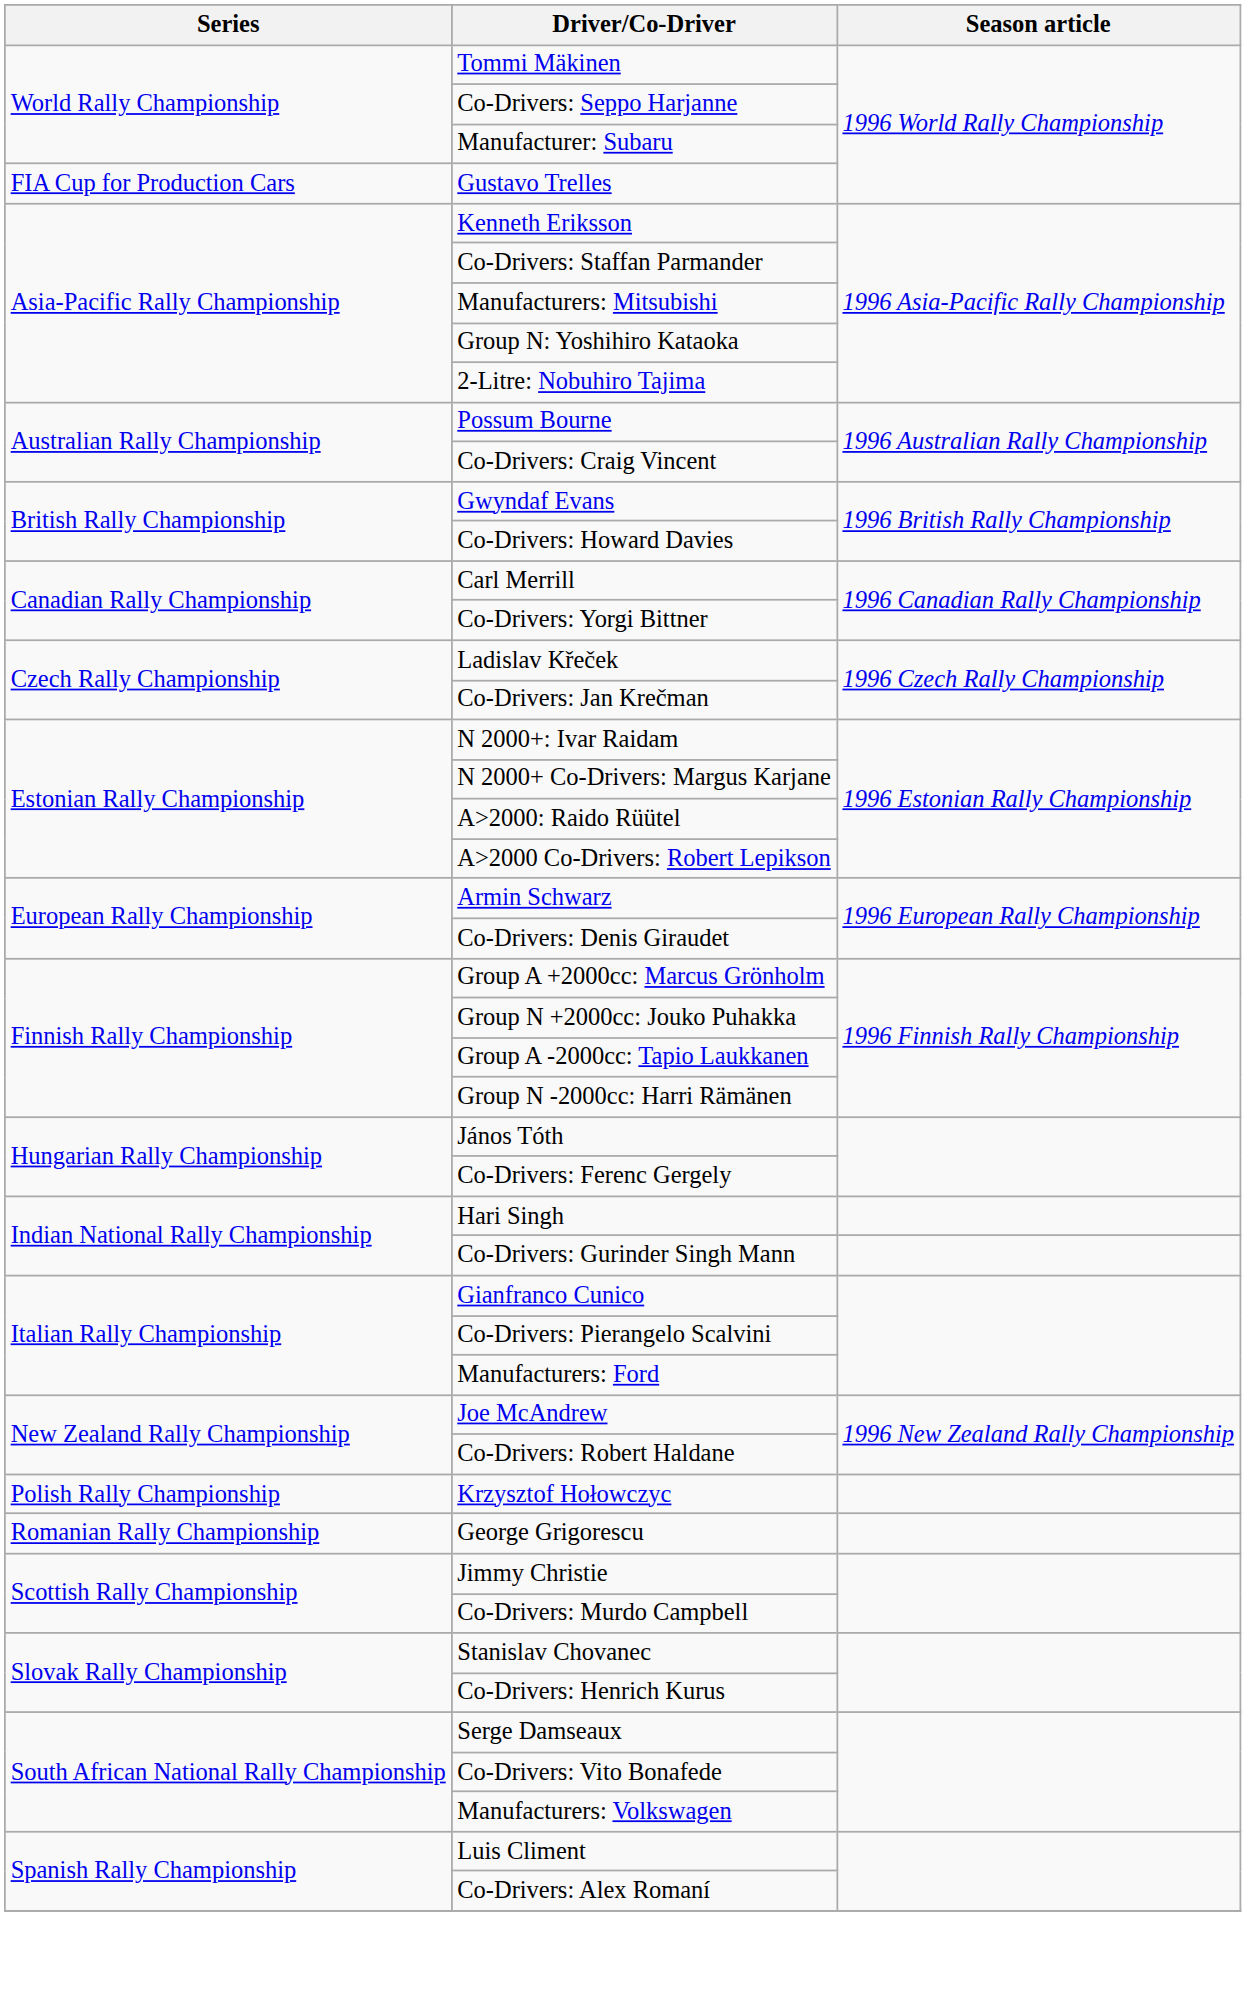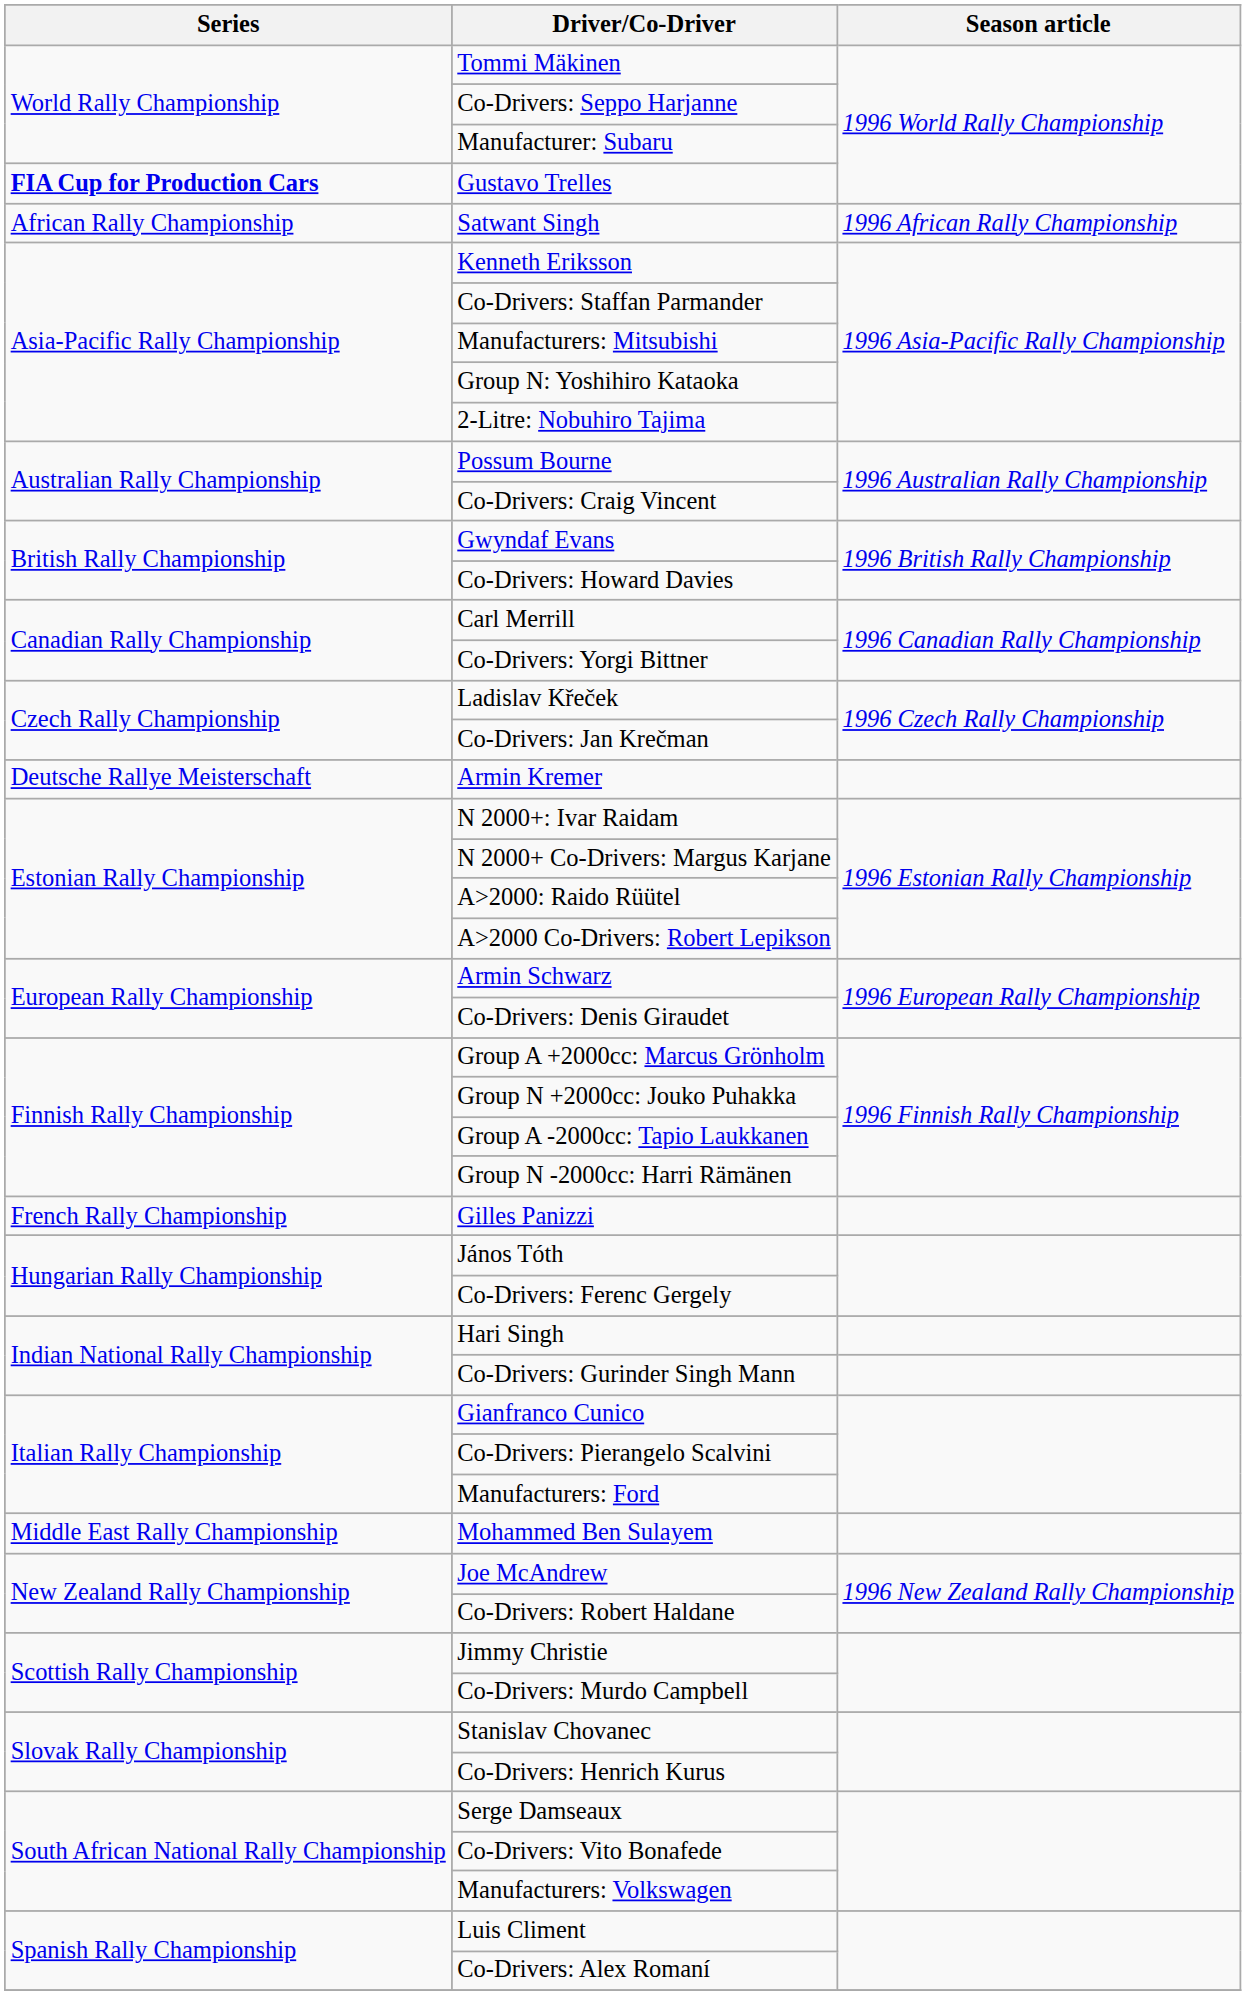(153, 183) normal -> (165, 183) bold
+ row: (528, 222)
+ row: (530, 778)
+ row: (526, 1215)
+ row: (585, 1533)
- row: (564, 1493)
- row: (551, 1533)
